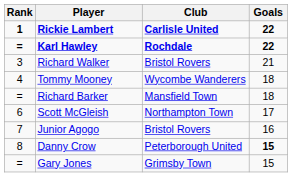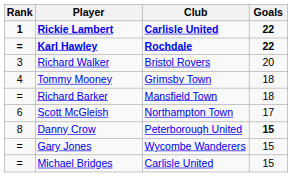(268, 63) 21 -> (268, 63) 20
(195, 79) Wycombe Wanderers -> (178, 79) Grimsby Town
- row: (68, 130)
(178, 163) Grimsby Town -> (195, 146) Wycombe Wanderers
+ row: (75, 163)
